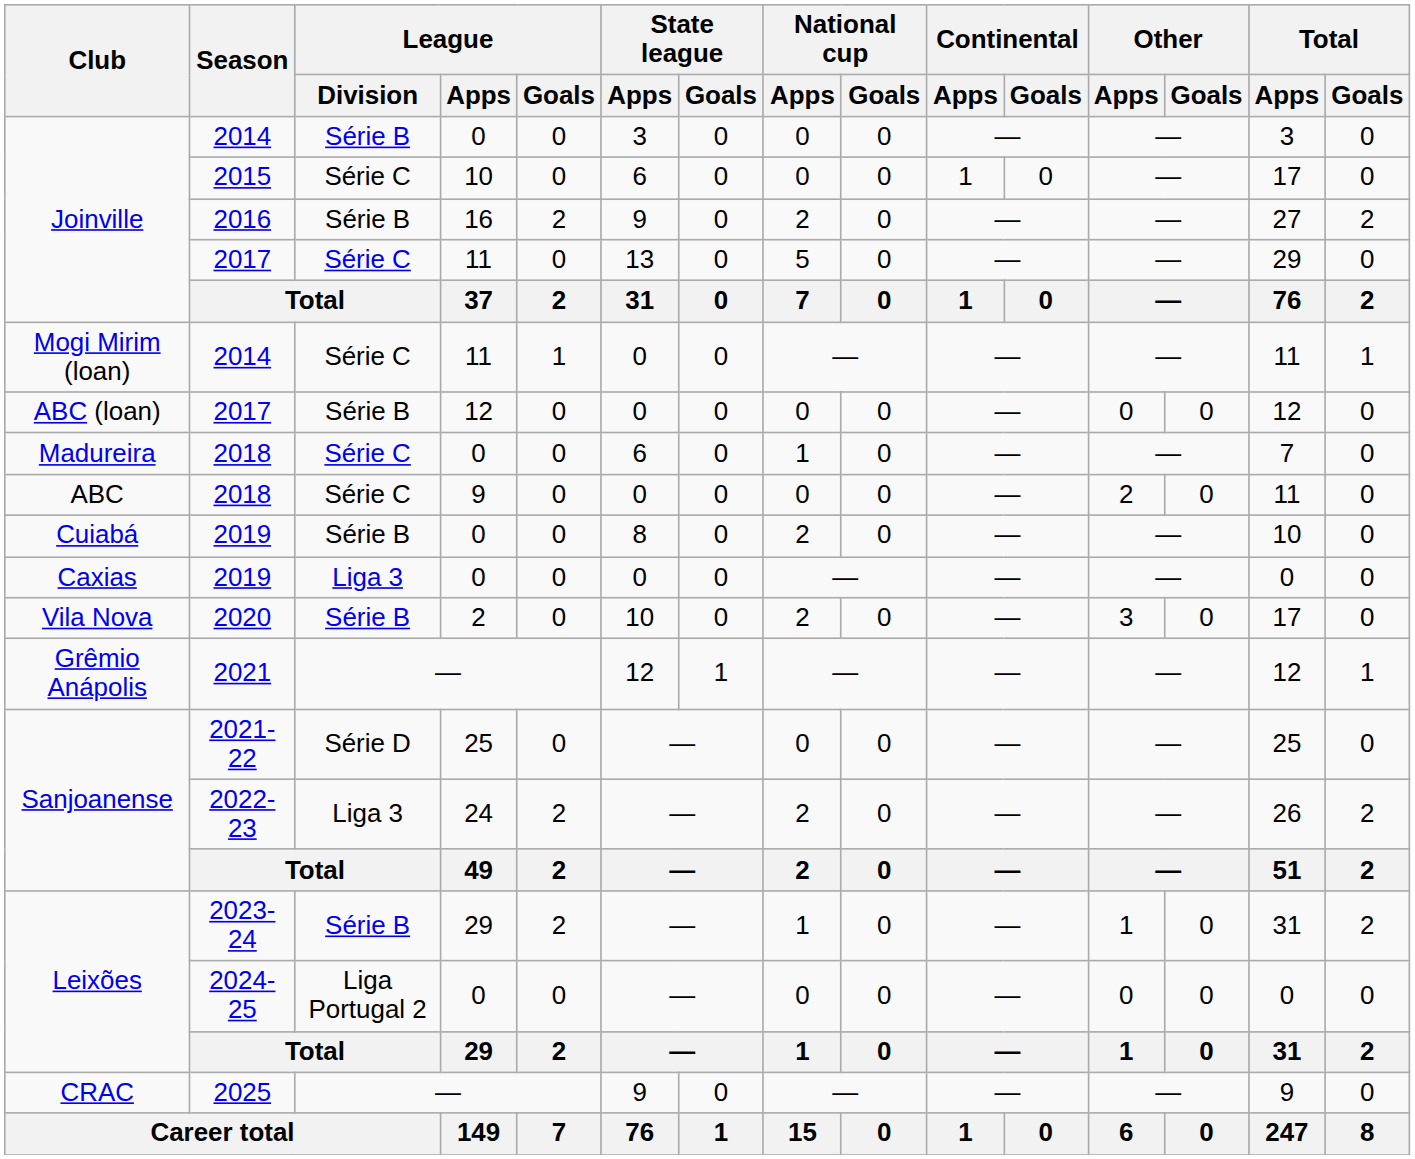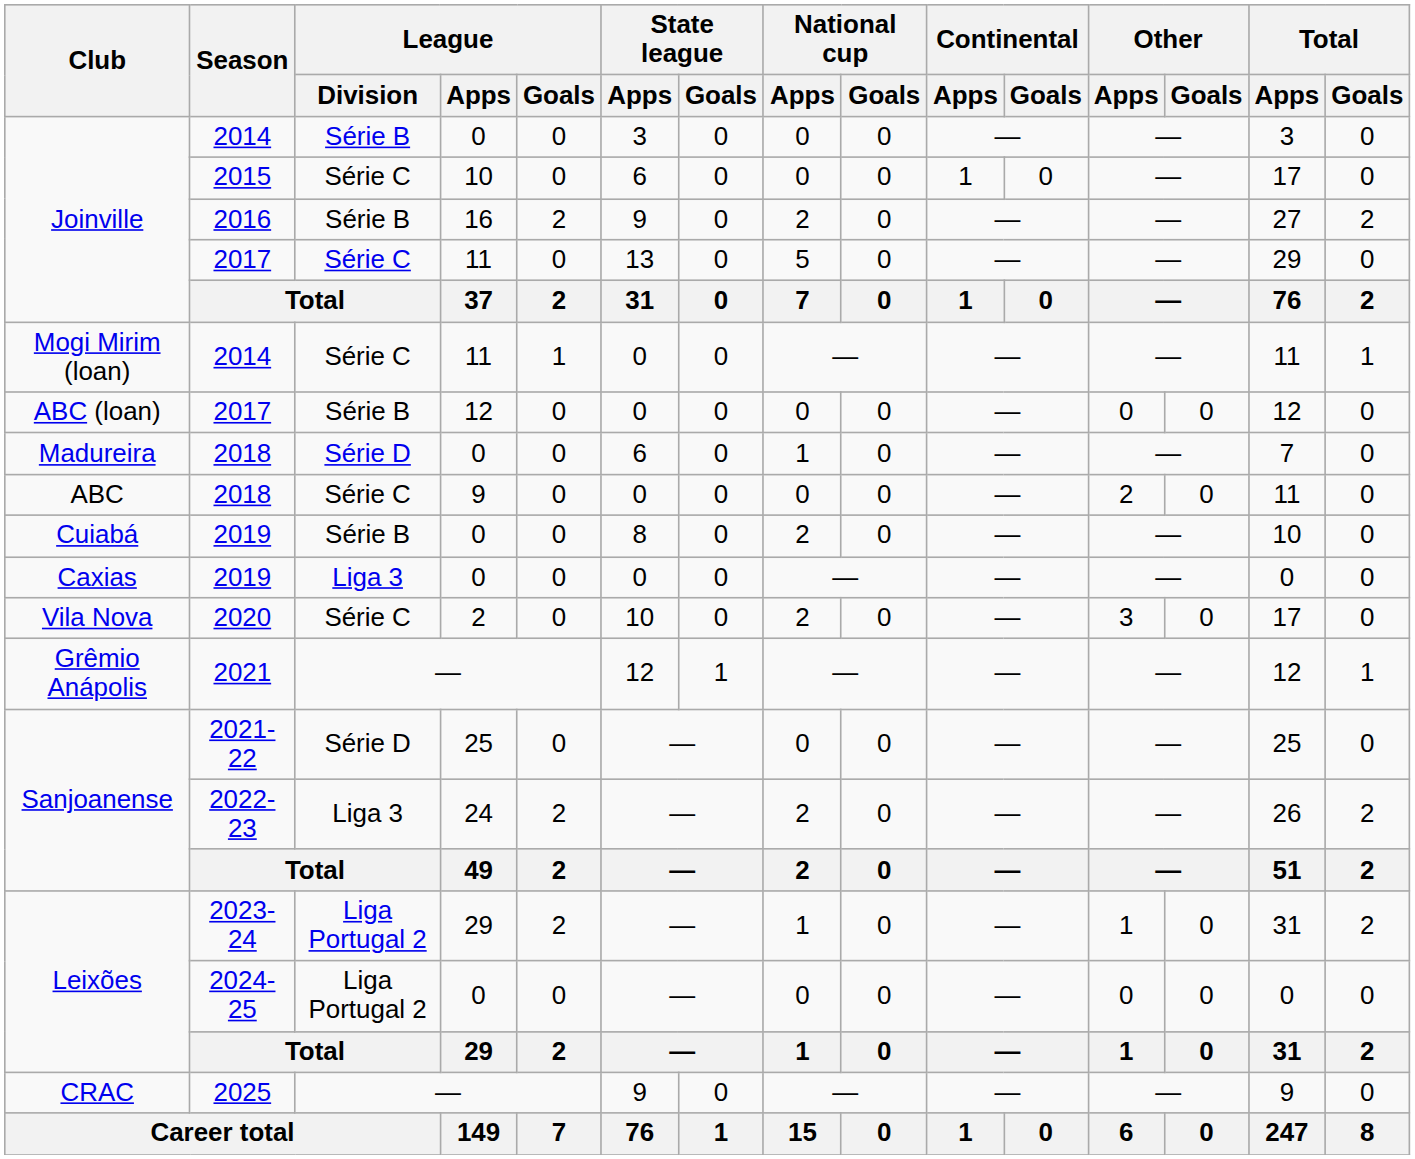(368, 453) Série C -> (368, 453) Série D
(368, 617) Série B -> (368, 617) Série C
(368, 925) Série B -> (368, 925) Liga Portugal 2
